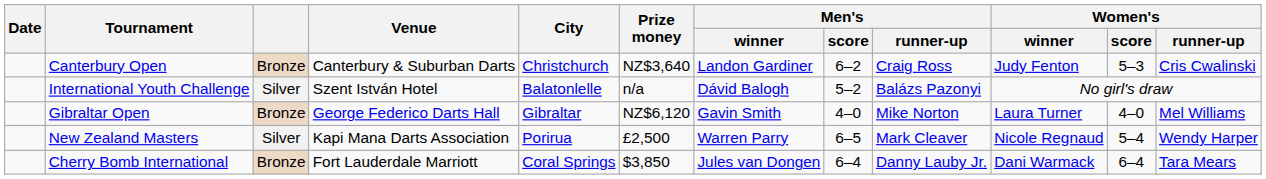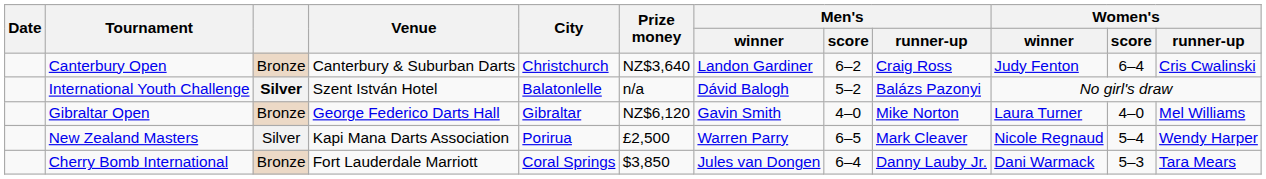(1131, 65) 5–3 -> (1131, 65) 6–4
(281, 89) normal -> (281, 89) bold
(1131, 162) 6–4 -> (1131, 162) 5–3
